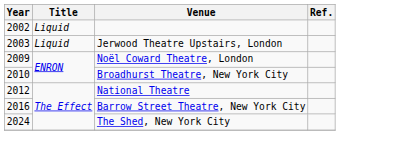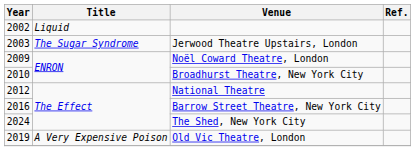(52, 44) Liquid -> (87, 44) The Sugar Syndrome
+ row: (18, 138)
